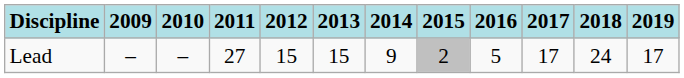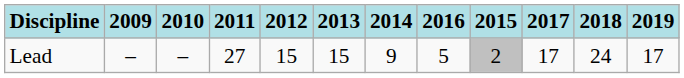columns swapped: (444, 21) <-> (496, 21)
